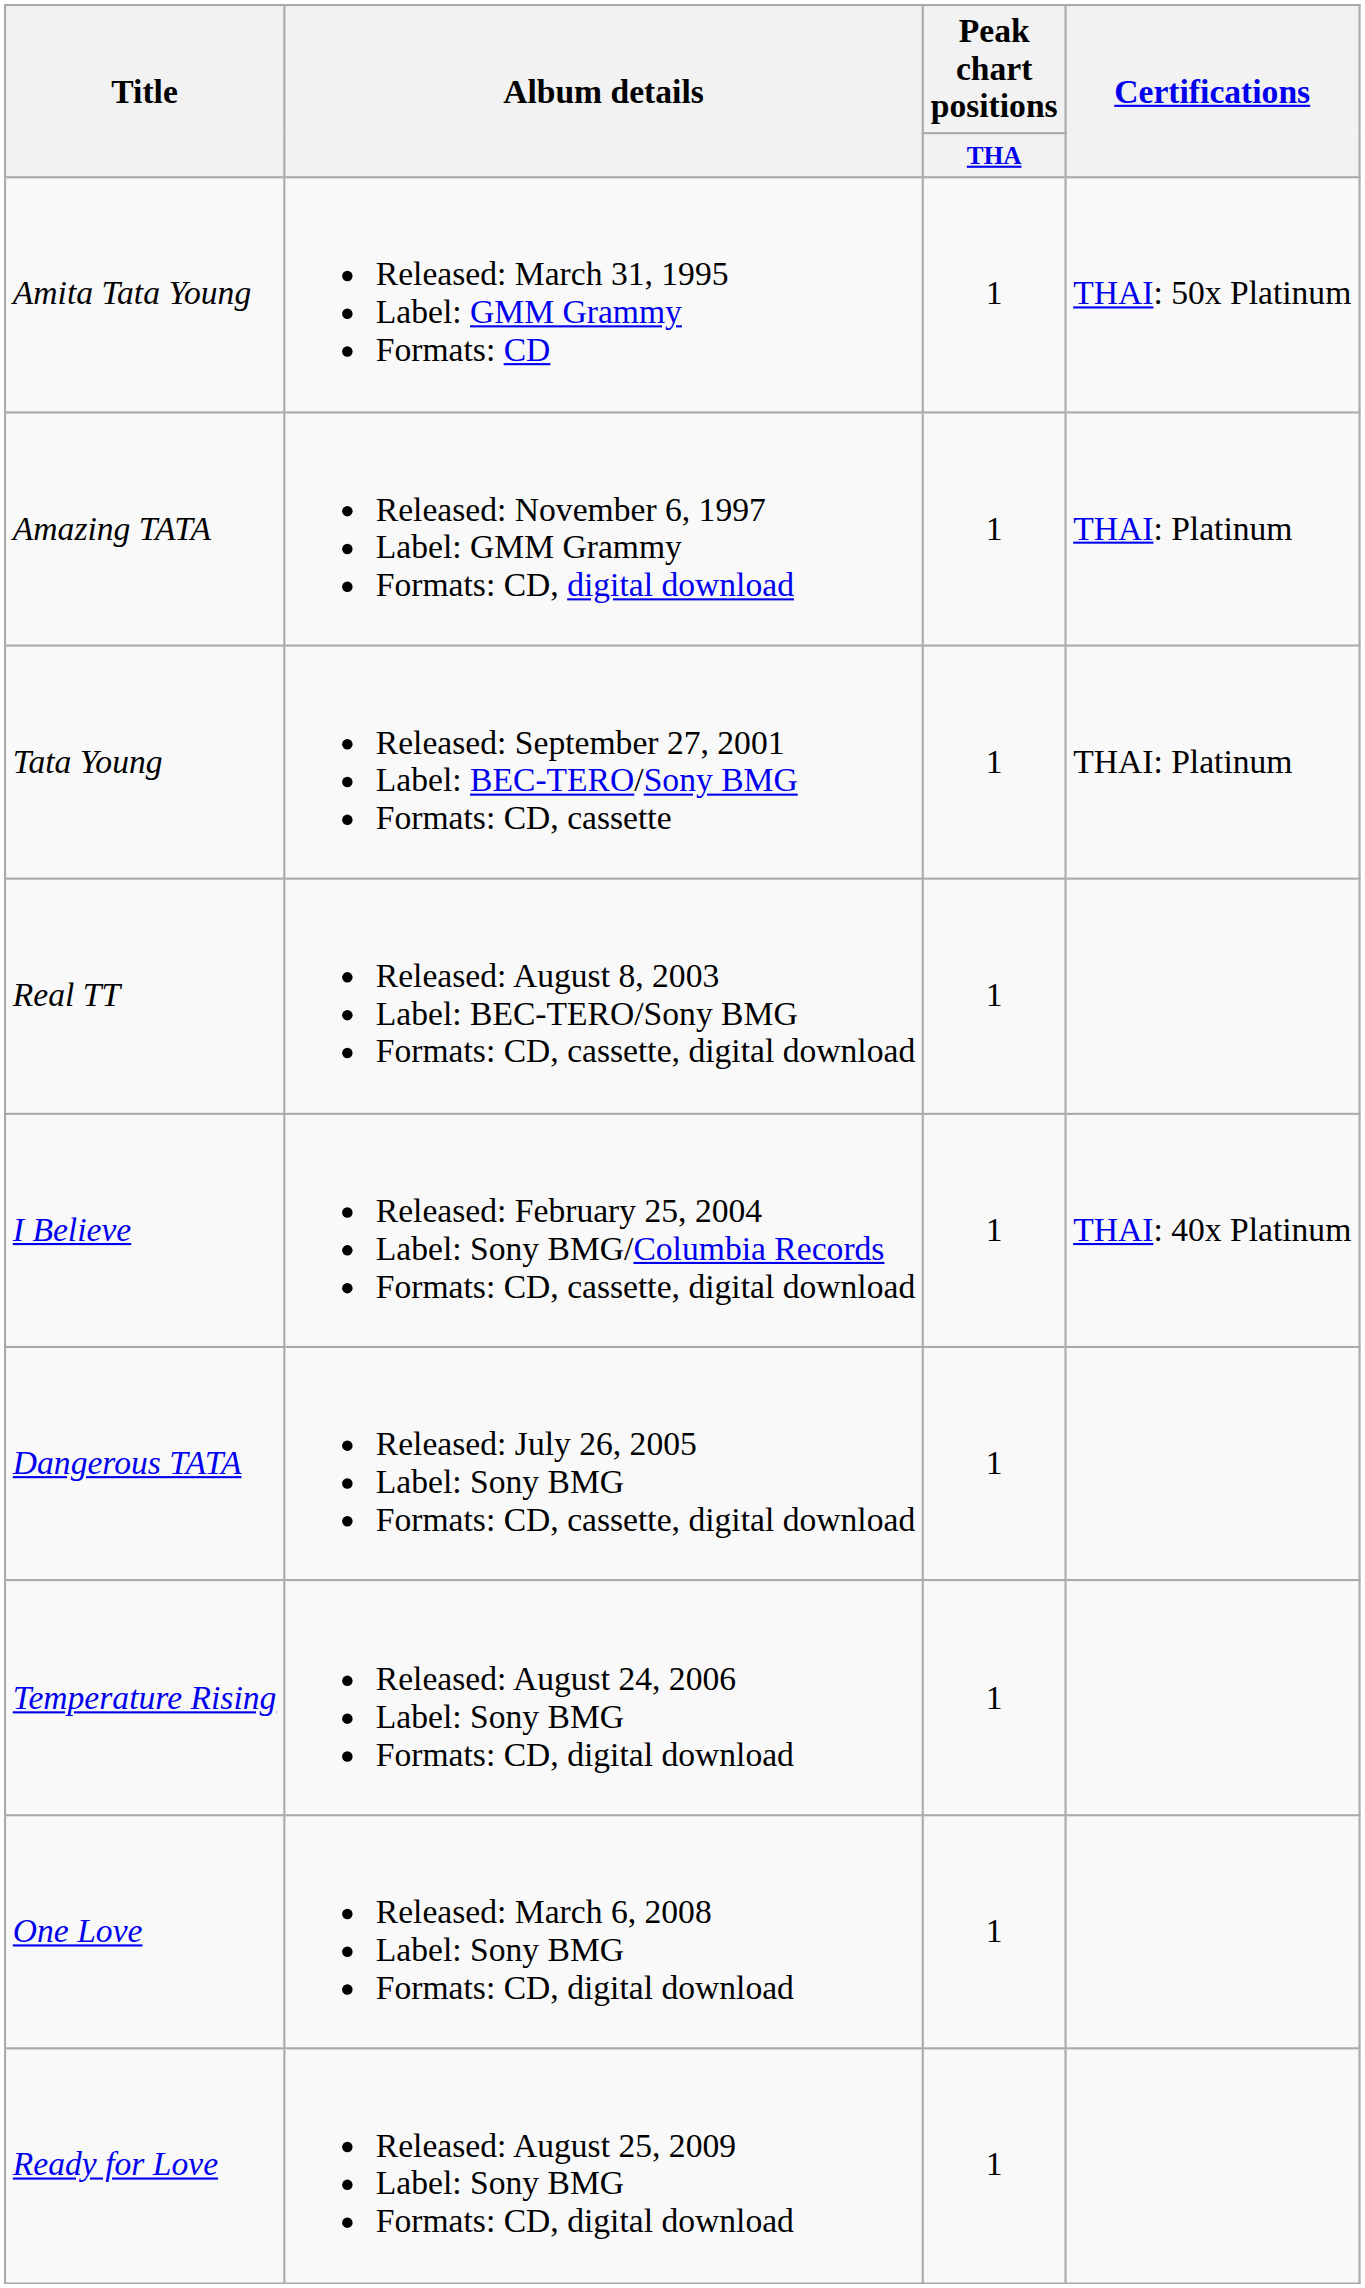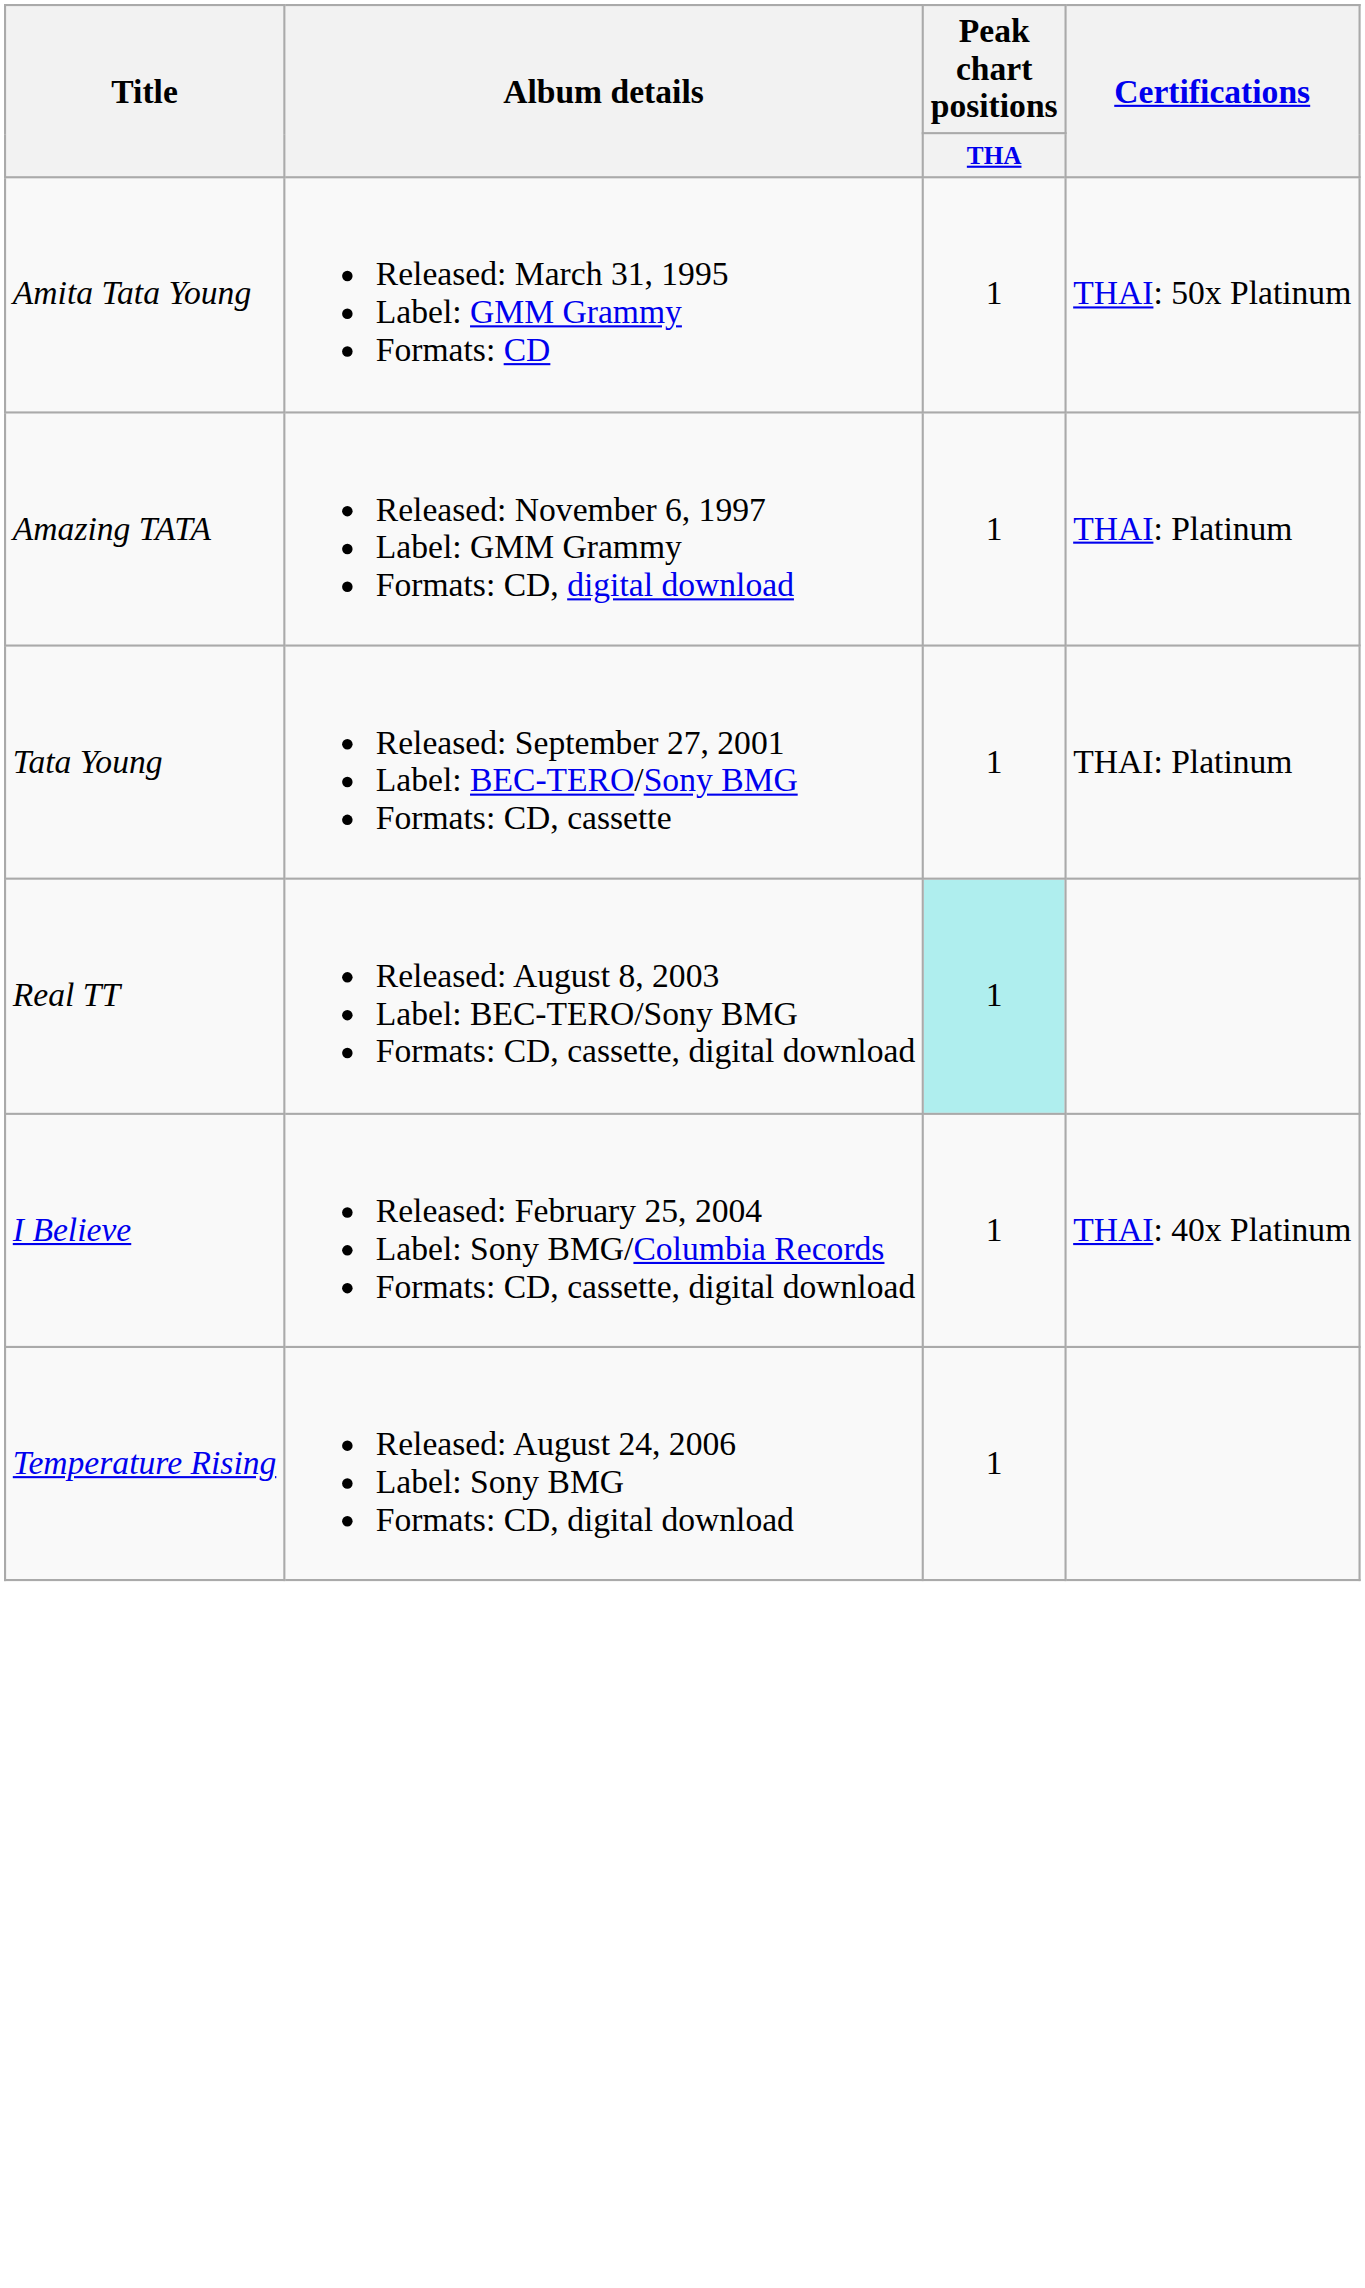(994, 995) no background -> (994, 995) paleturquoise background
- row: (127, 1463)
- row: (78, 1931)
- row: (115, 2165)
